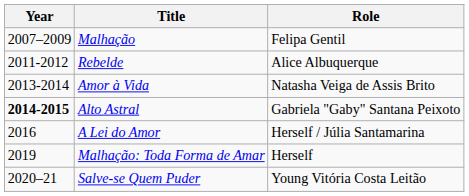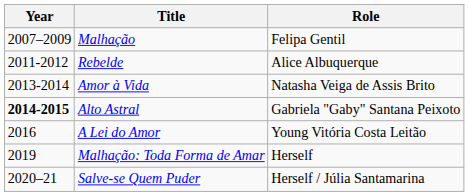(348, 132) Herself / Júlia Santamarina -> (349, 132) Young Vitória Costa Leitão
(349, 179) Young Vitória Costa Leitão -> (348, 179) Herself / Júlia Santamarina
